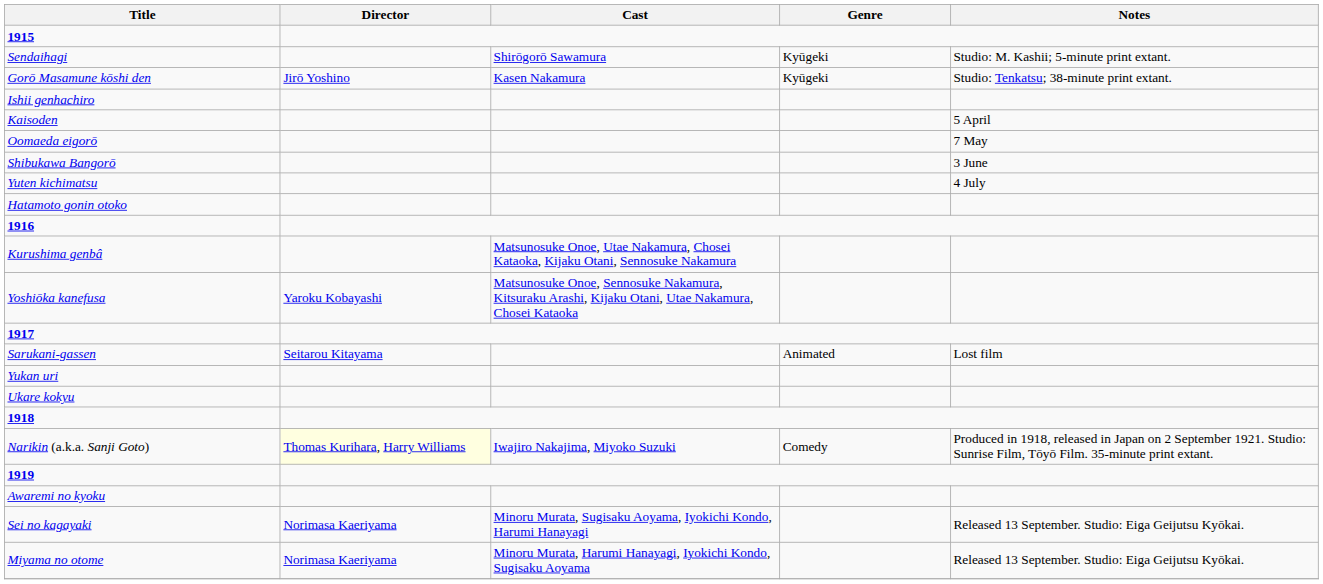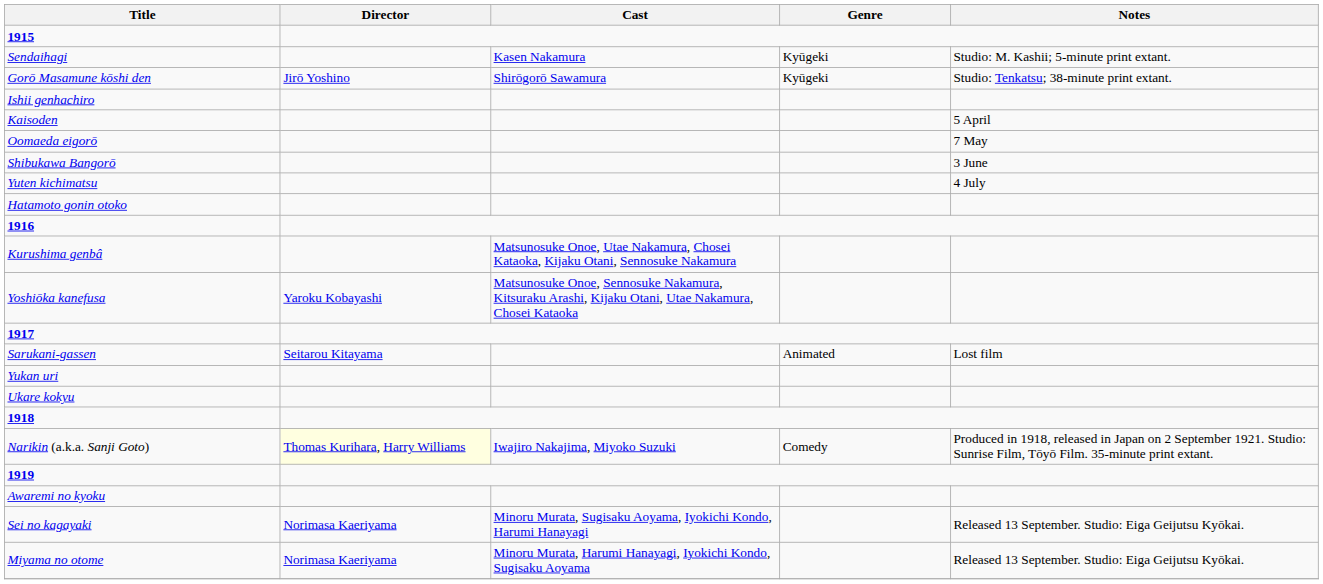(550, 57) Shirōgorō Sawamura -> (540, 57) Kasen Nakamura
(540, 78) Kasen Nakamura -> (550, 78) Shirōgorō Sawamura
